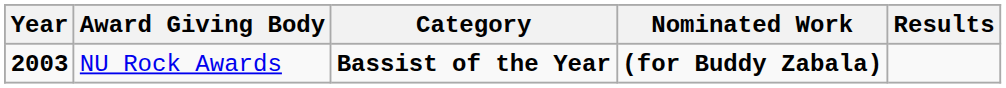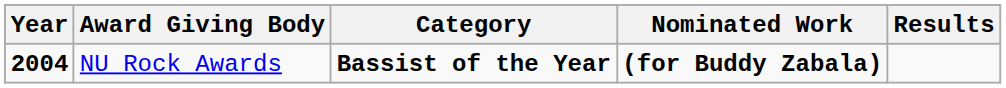(40, 64) 2003 -> (40, 64) 2004
